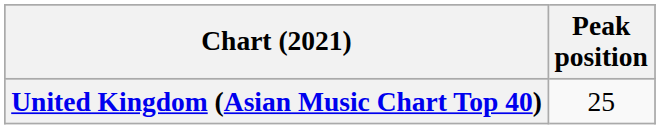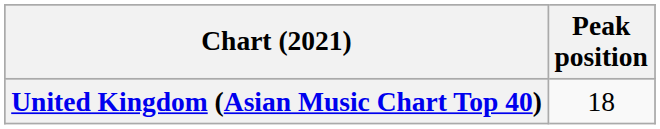(601, 100) 25 -> (601, 100) 18
